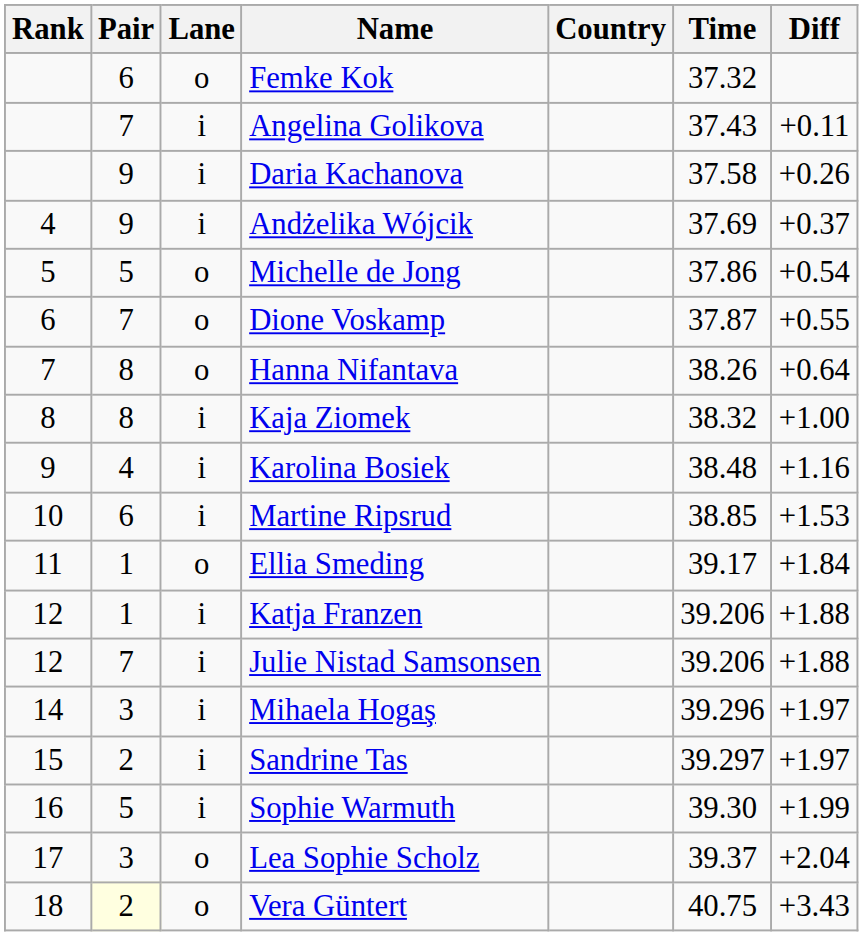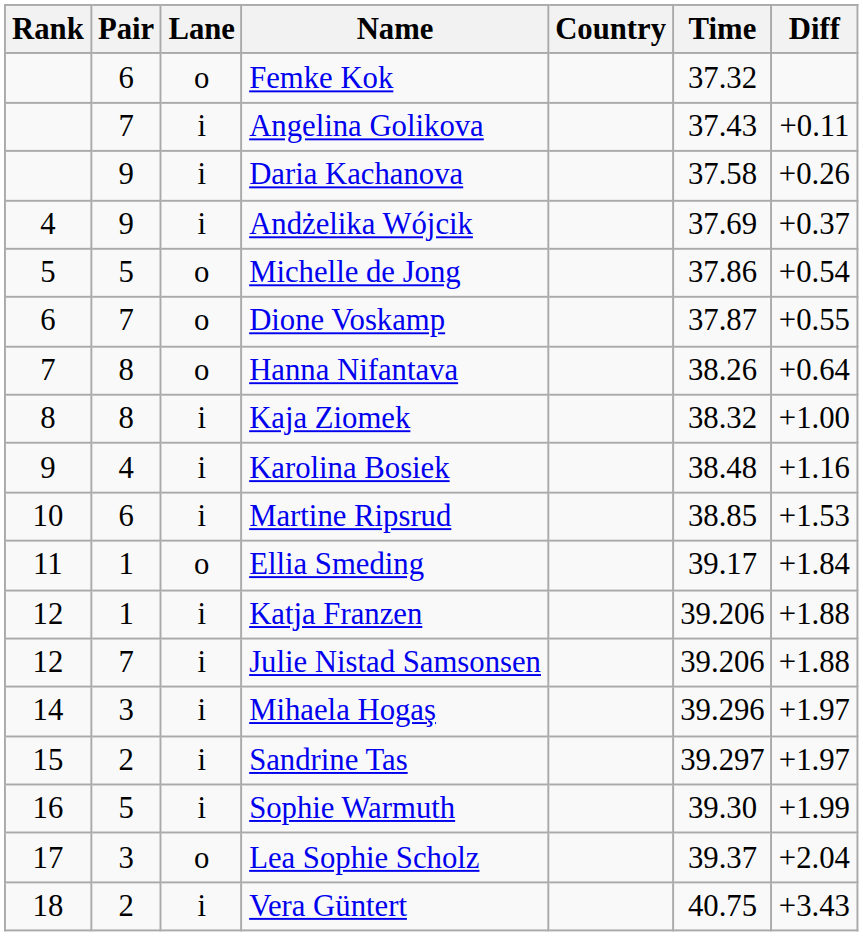(126, 905) lightyellow background -> (126, 905) no background
(202, 905) o -> (202, 905) i
